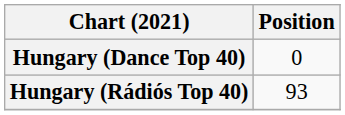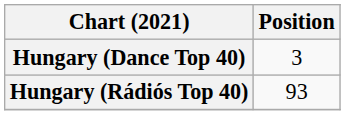(297, 57) 0 -> (297, 57) 3
